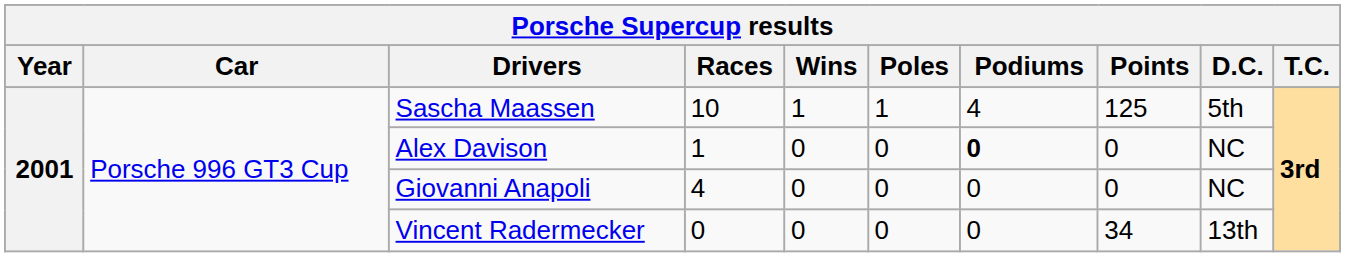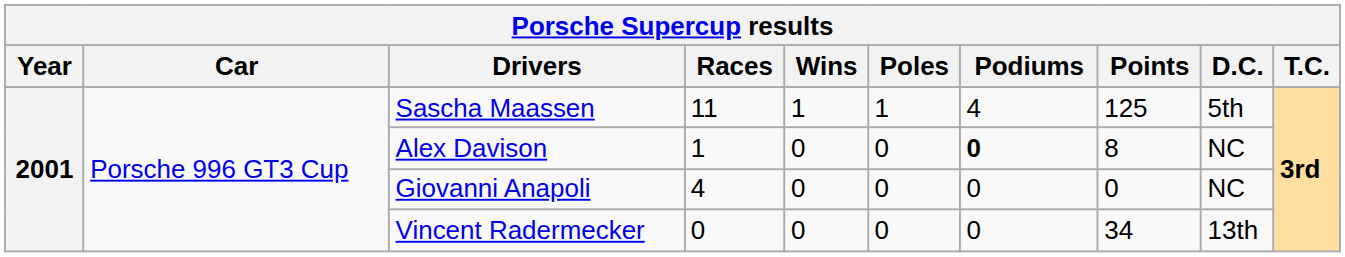(705, 107) 10 -> (704, 107) 11
(1111, 148) 0 -> (1111, 148) 8
